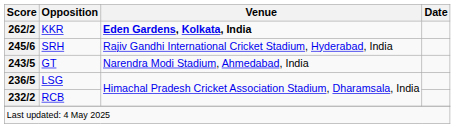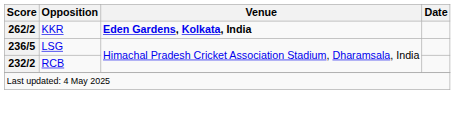- row: (53, 47)
- row: (49, 64)
